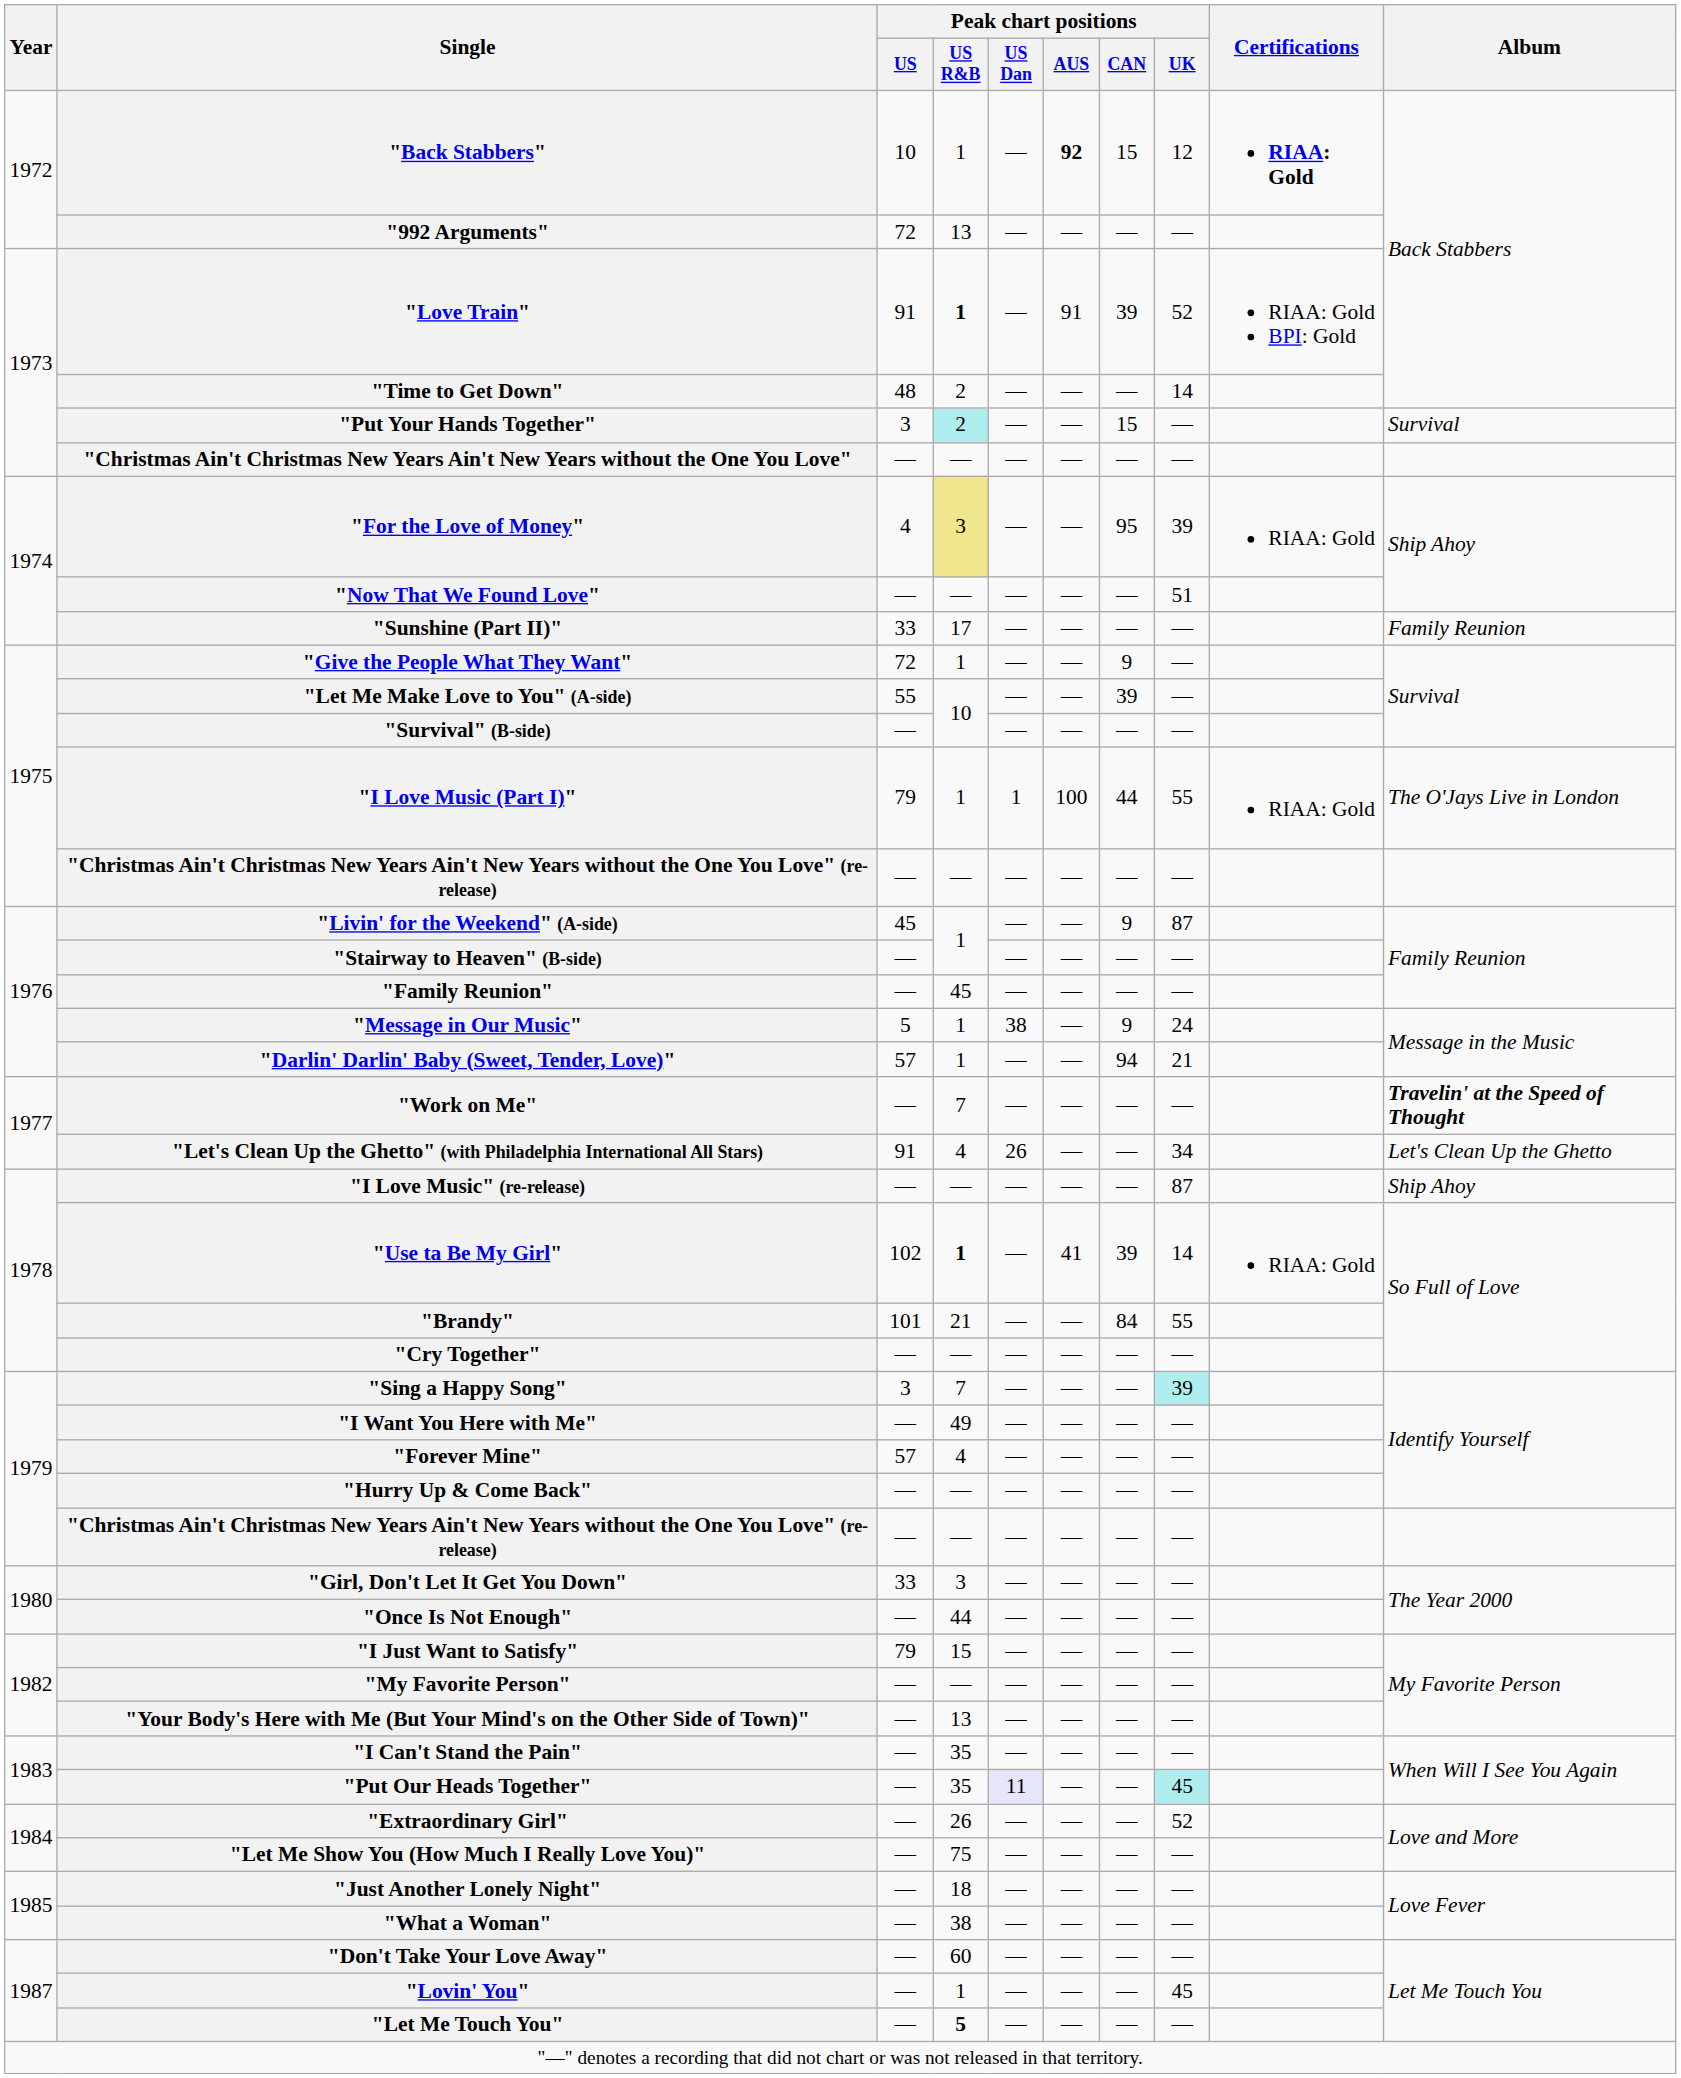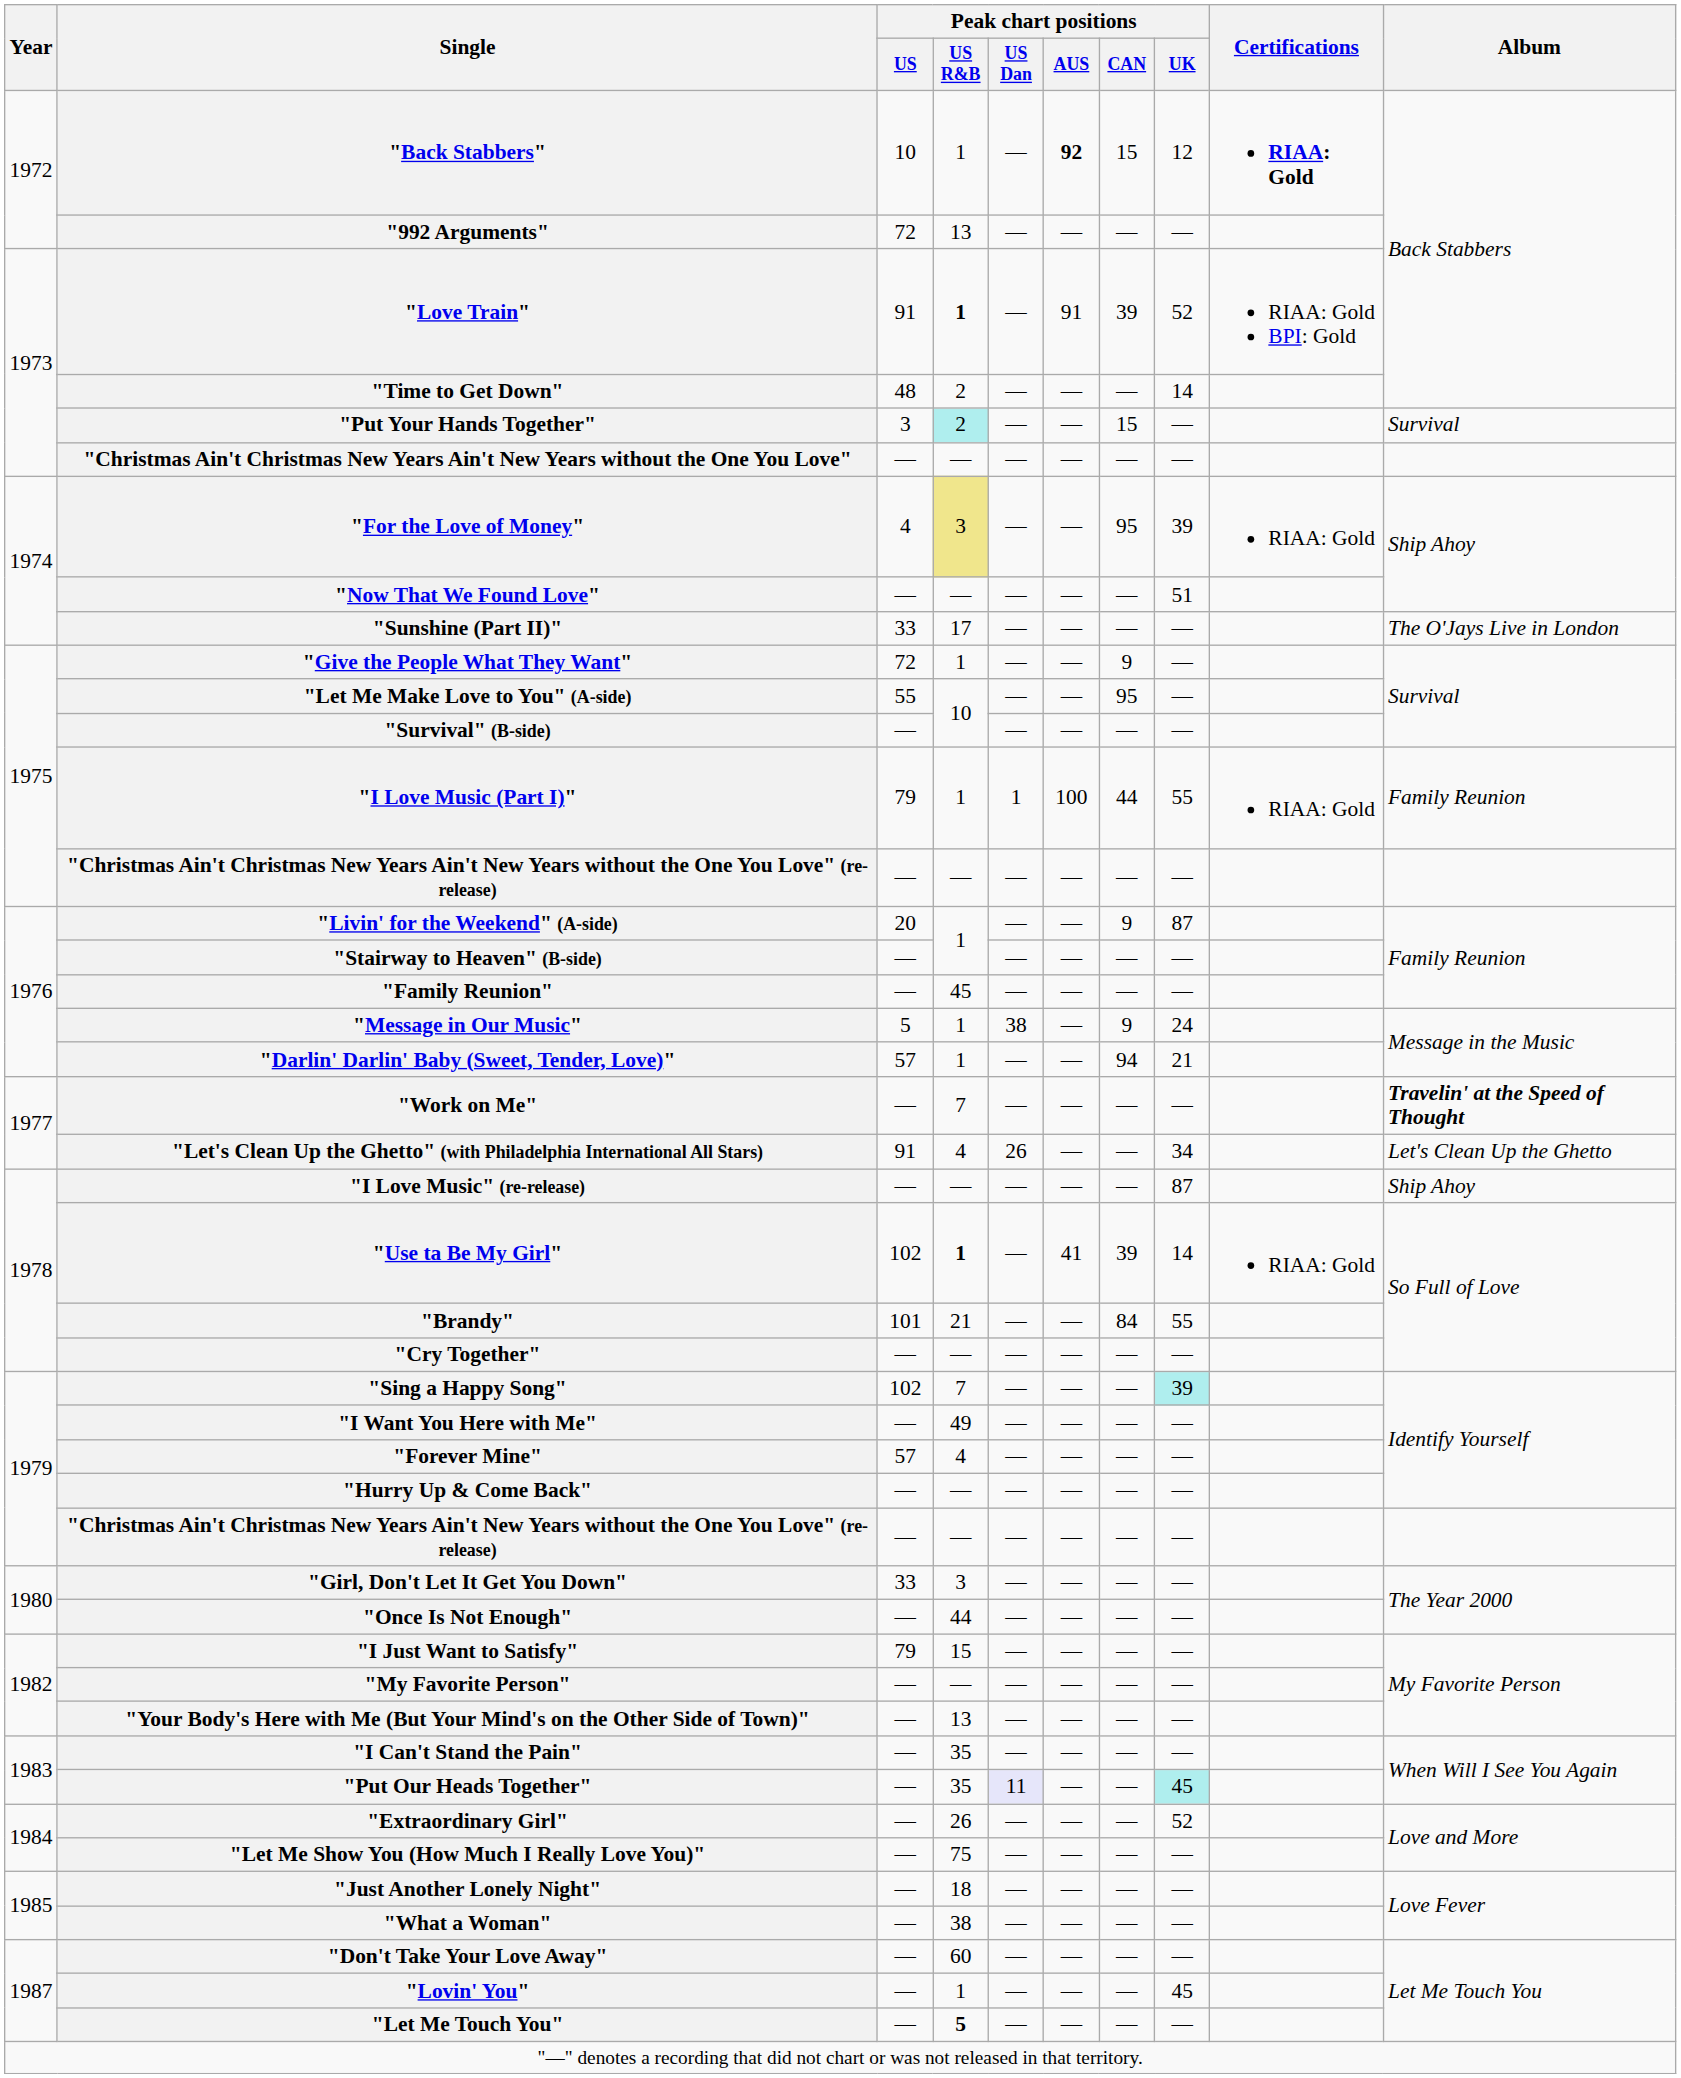(1457, 628) Family Reunion -> (1503, 628) The O'Jays Live in London
(1127, 696) 39 -> (1127, 696) 95
(1503, 797) The O'Jays Live in London -> (1457, 797) Family Reunion
(905, 923) 45 -> (905, 923) 20
(905, 1388) 3 -> (905, 1388) 102
